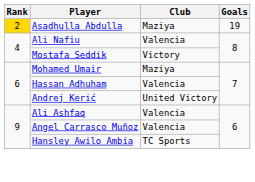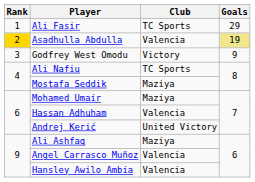+ row: (56, 26)
(159, 26) Maziya -> (164, 40) Valencia
(235, 26) no background -> (235, 40) khaki background
+ row: (80, 55)
(164, 40) Valencia -> (167, 69) TC Sports
(161, 55) Victory -> (159, 84) Maziya
(164, 112) Valencia -> (159, 141) Maziya
(167, 141) TC Sports -> (164, 170) Valencia
